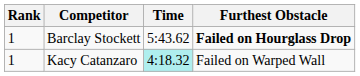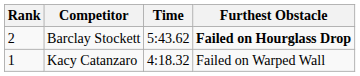(11, 37) 1 -> (11, 37) 2
(168, 60) paleturquoise background -> (168, 60) no background
